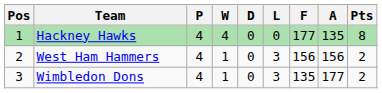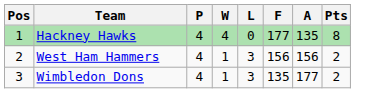- column: (251, 15)
